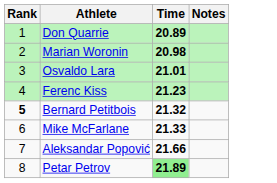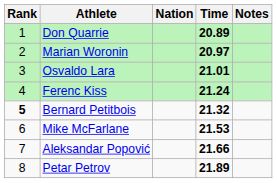+ column: (175, 14)
(171, 52) 20.98 -> (214, 52) 20.97
(171, 91) 21.23 -> (214, 91) 21.24
(171, 129) 21.33 -> (214, 129) 21.53
(171, 168) lightgreen background -> (214, 168) no background
